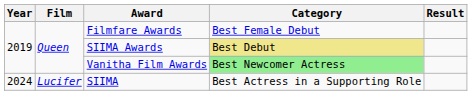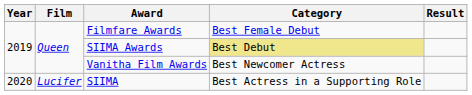(279, 64) lightgreen background -> (279, 64) no background
(20, 82) 2024 -> (20, 82) 2020
